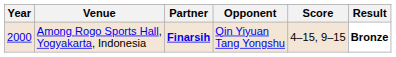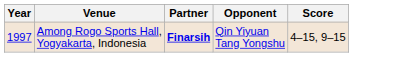- column: (370, 14)
(19, 37) 2000 -> (19, 37) 1997
